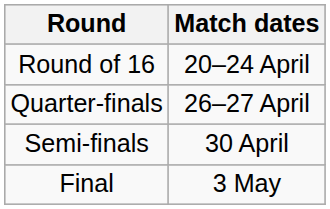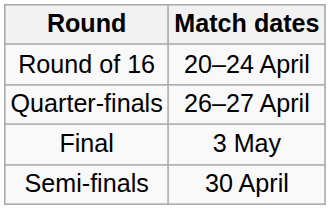rows swapped: (87, 143) <-> (87, 183)
